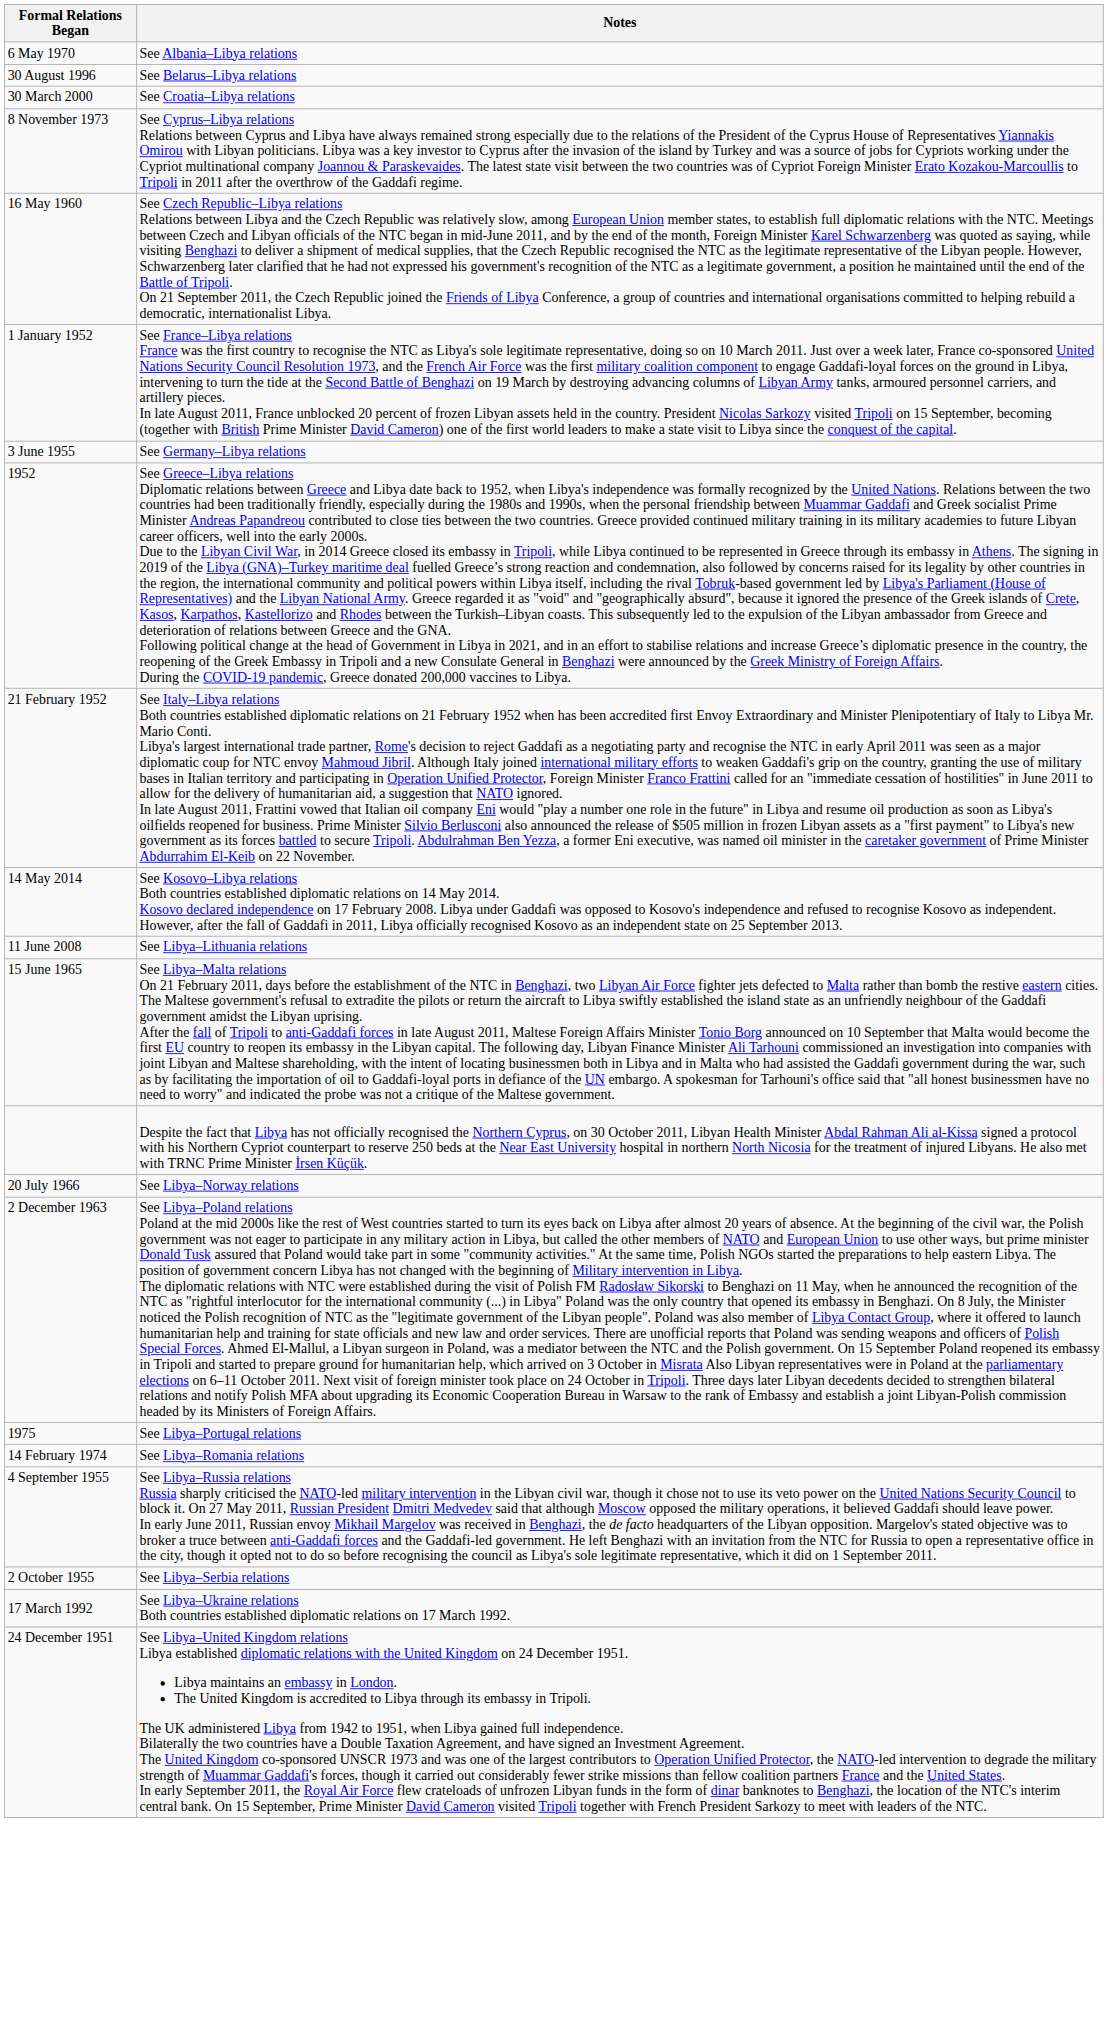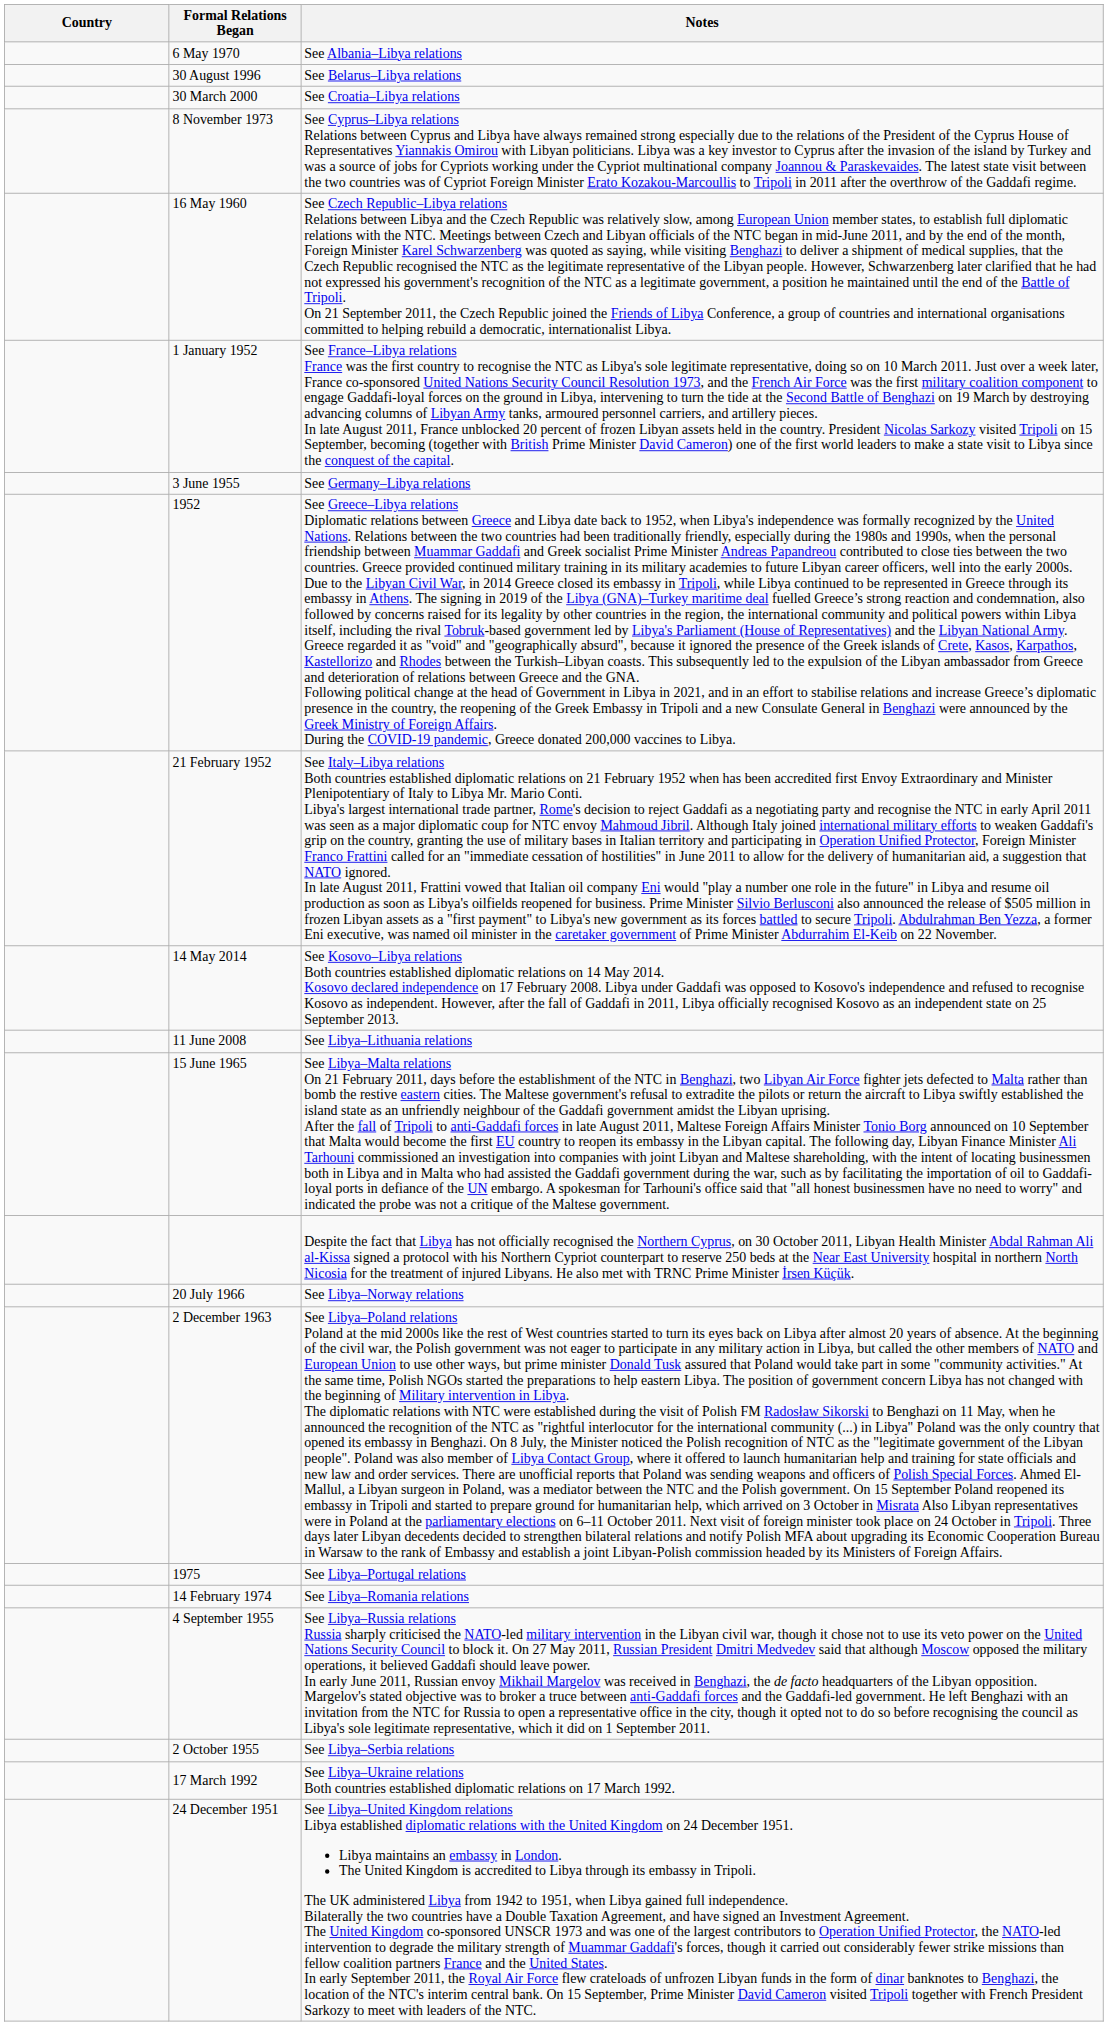+ column: (87, 23)
